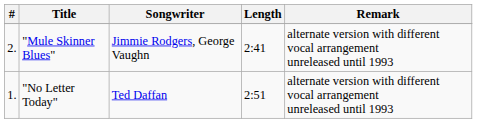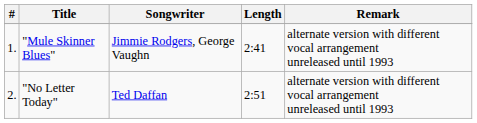(12, 47) 2. -> (12, 47) 1.
(12, 94) 1. -> (12, 94) 2.
